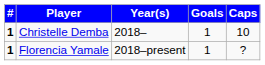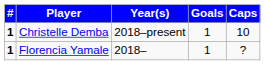(130, 32) 2018– -> (150, 32) 2018–present
(150, 50) 2018–present -> (130, 50) 2018–
